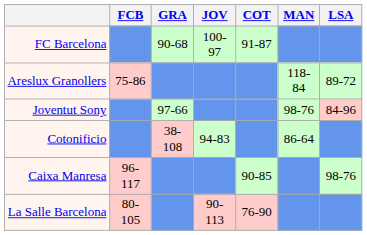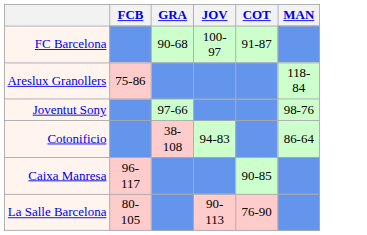- column: (341, 15)
